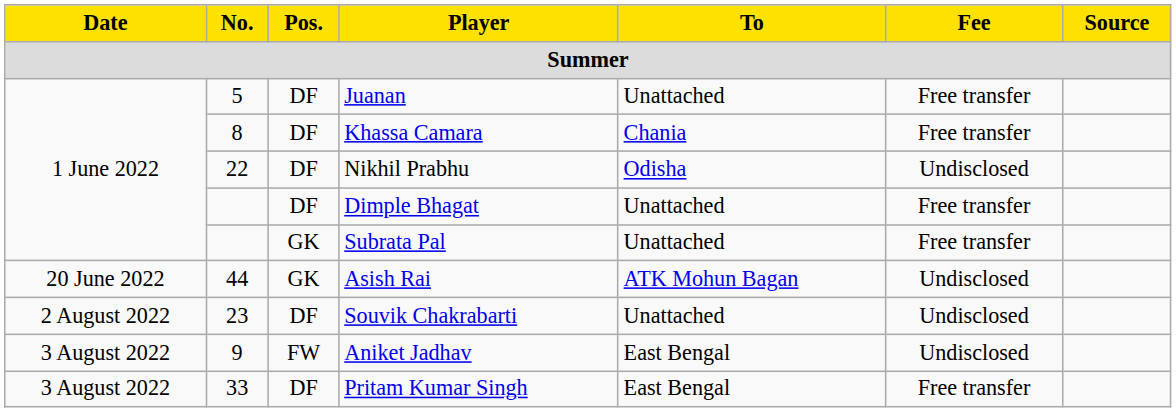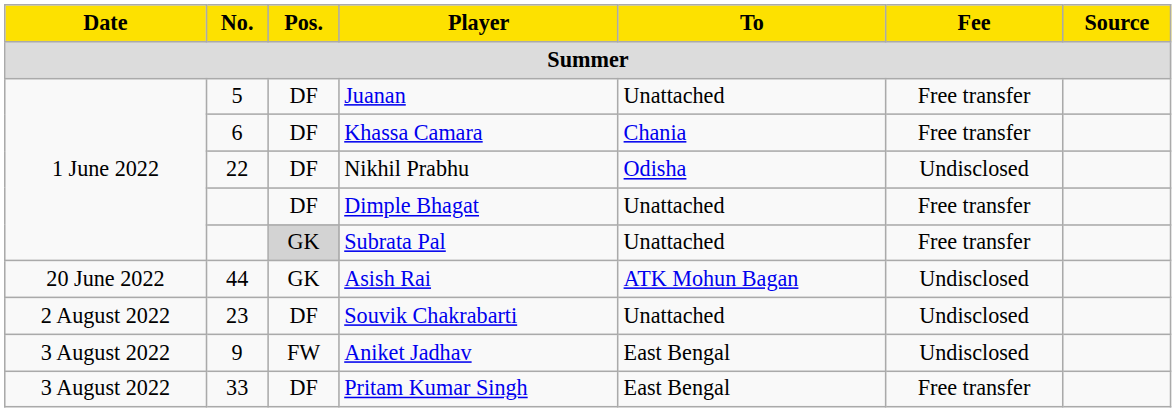(237, 132) 8 -> (237, 132) 6
(304, 242) no background -> (304, 242) lightgrey background
